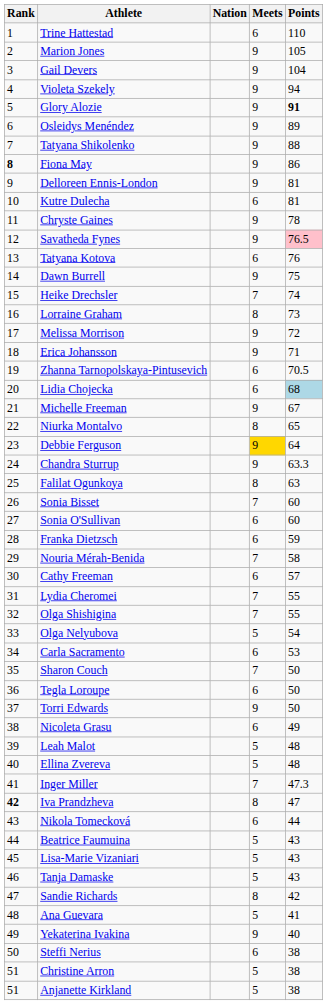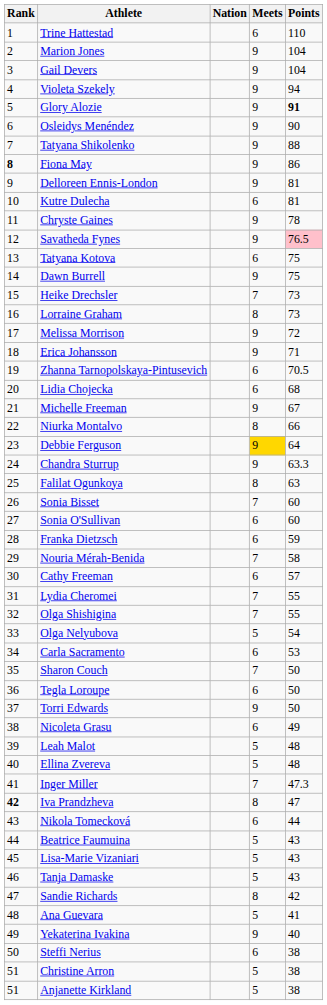(297, 51) 105 -> (297, 51) 104
(294, 126) 89 -> (294, 126) 90
(294, 257) 76 -> (294, 257) 75
(294, 295) 74 -> (294, 295) 73
(294, 389) lightblue background -> (294, 389) no background
(294, 426) 65 -> (294, 426) 66
